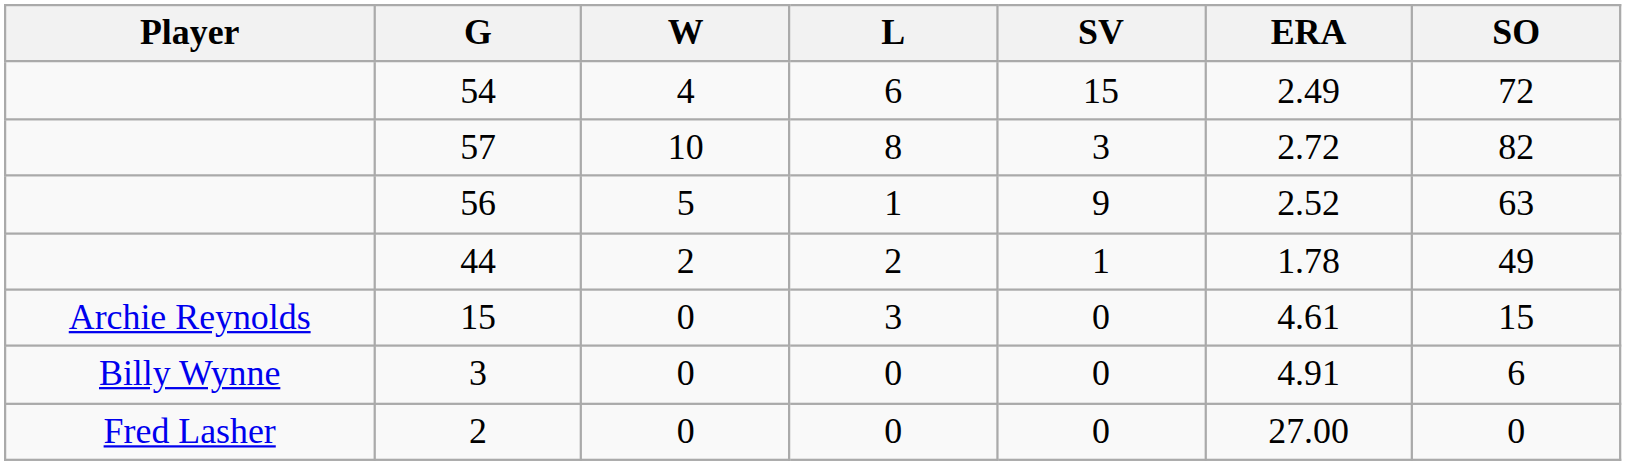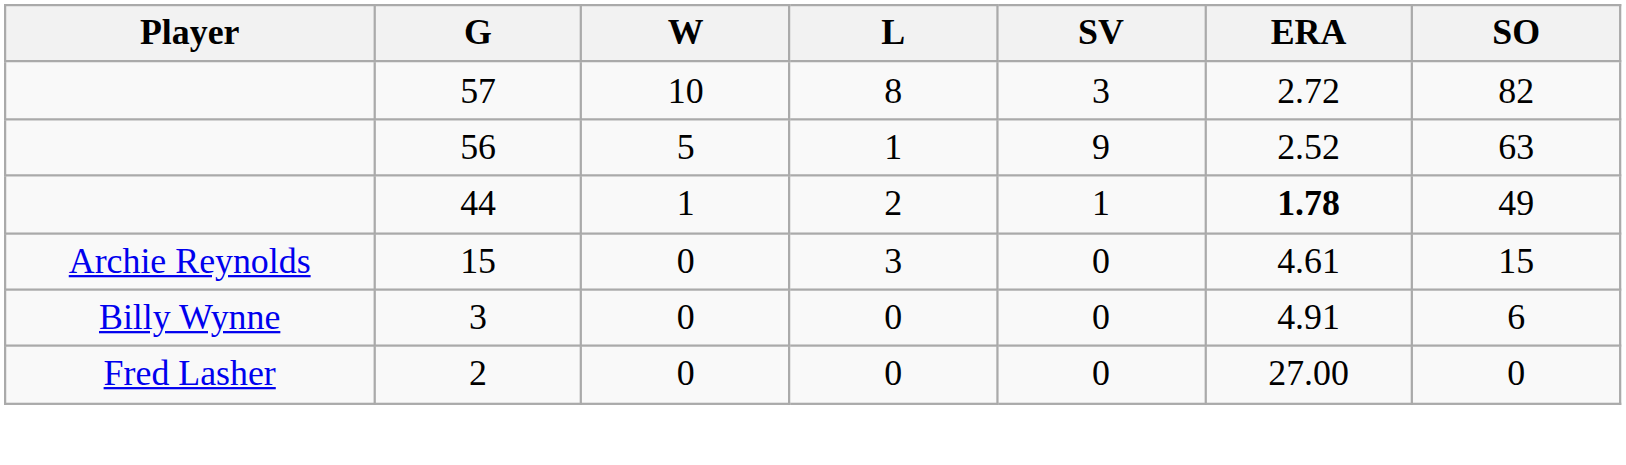- row: (478, 89)
(686, 260) 2 -> (686, 203) 1
(1309, 260) normal -> (1309, 203) bold
